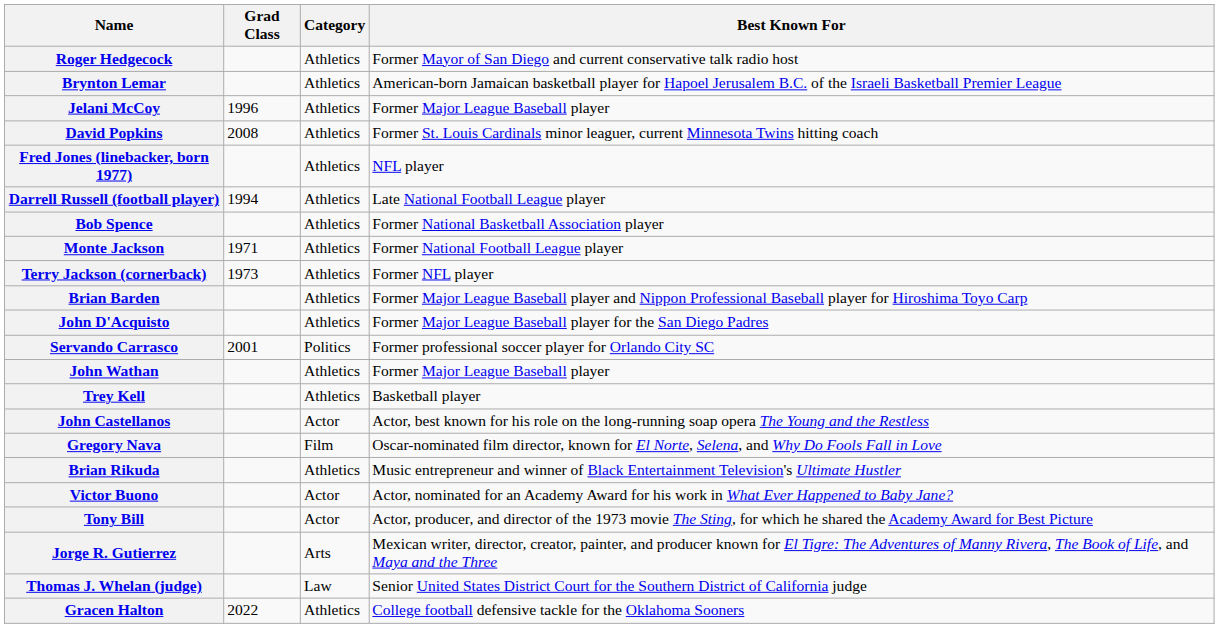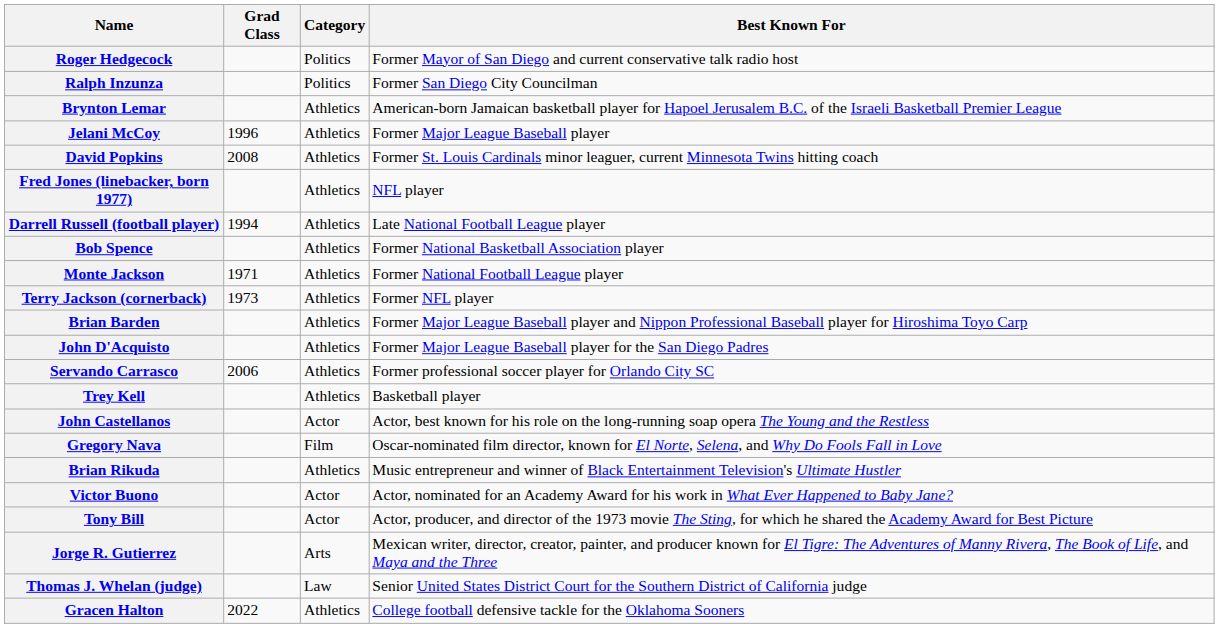(332, 58) Athletics -> (327, 58) Politics
+ row: (114, 83)
(243, 347) 2001 -> (243, 371) 2006
(327, 347) Politics -> (332, 371) Athletics
- row: (114, 371)
